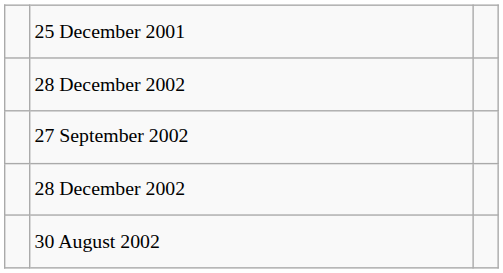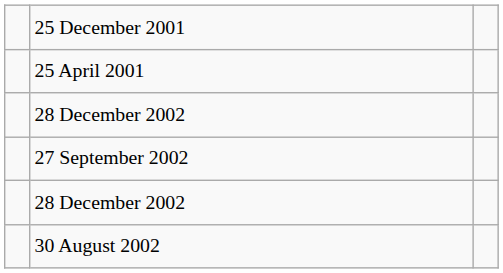+ row: (17, 71)
